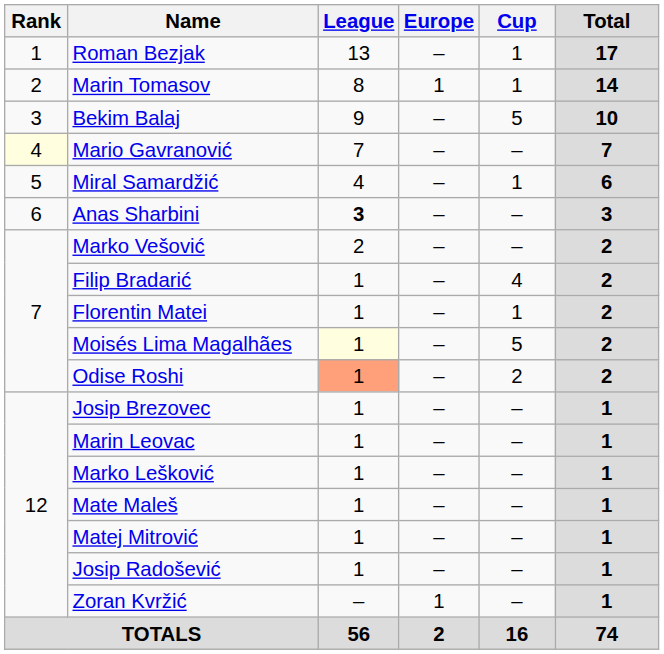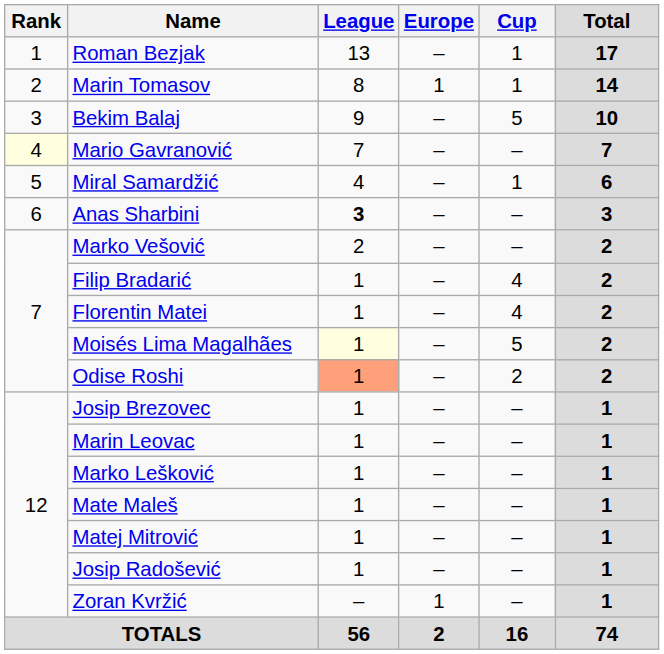(517, 311) 1 -> (517, 311) 4
